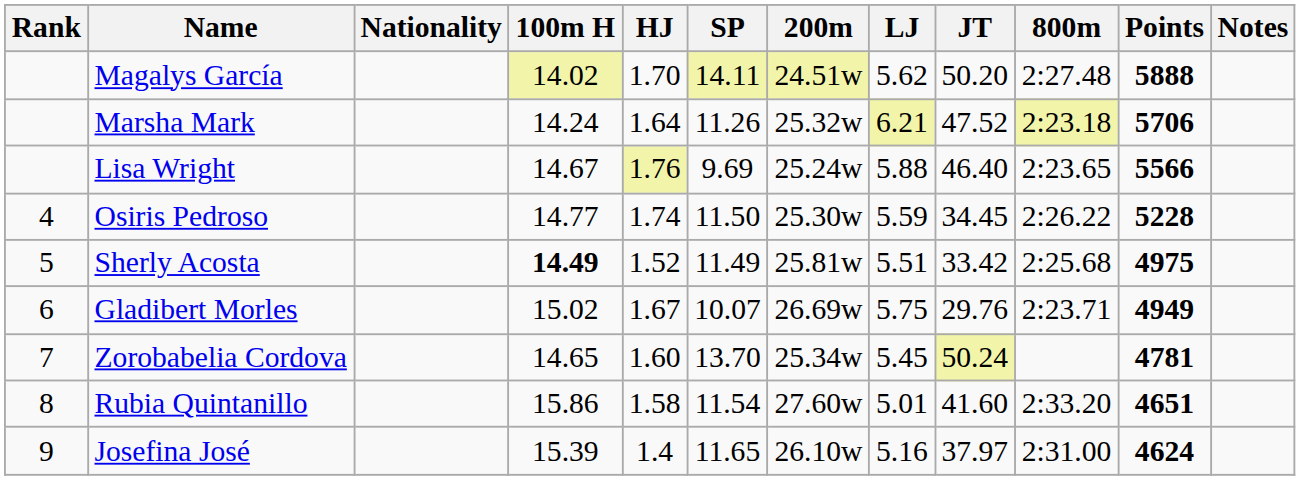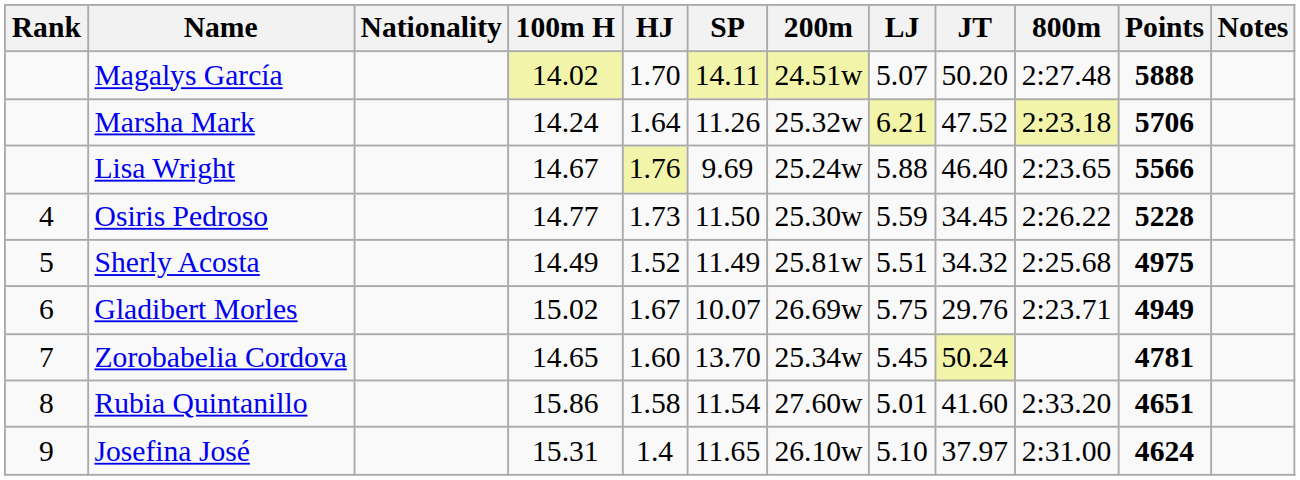(902, 74) 5.62 -> (902, 74) 5.07
(655, 215) 1.74 -> (655, 215) 1.73
(565, 262) bold -> (565, 262) normal
(975, 262) 33.42 -> (975, 262) 34.32
(565, 450) 15.39 -> (565, 450) 15.31
(902, 450) 5.16 -> (902, 450) 5.10
